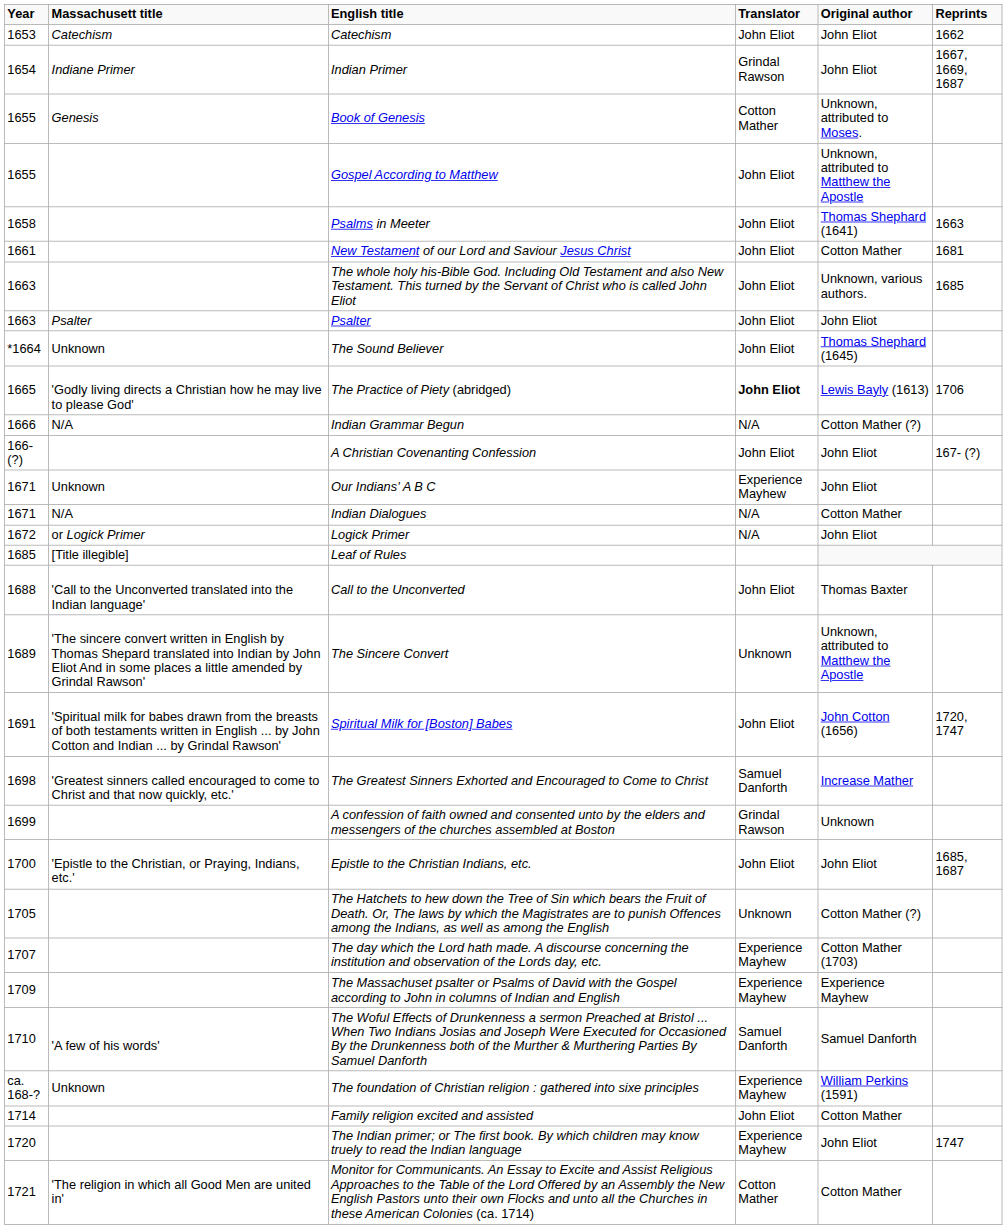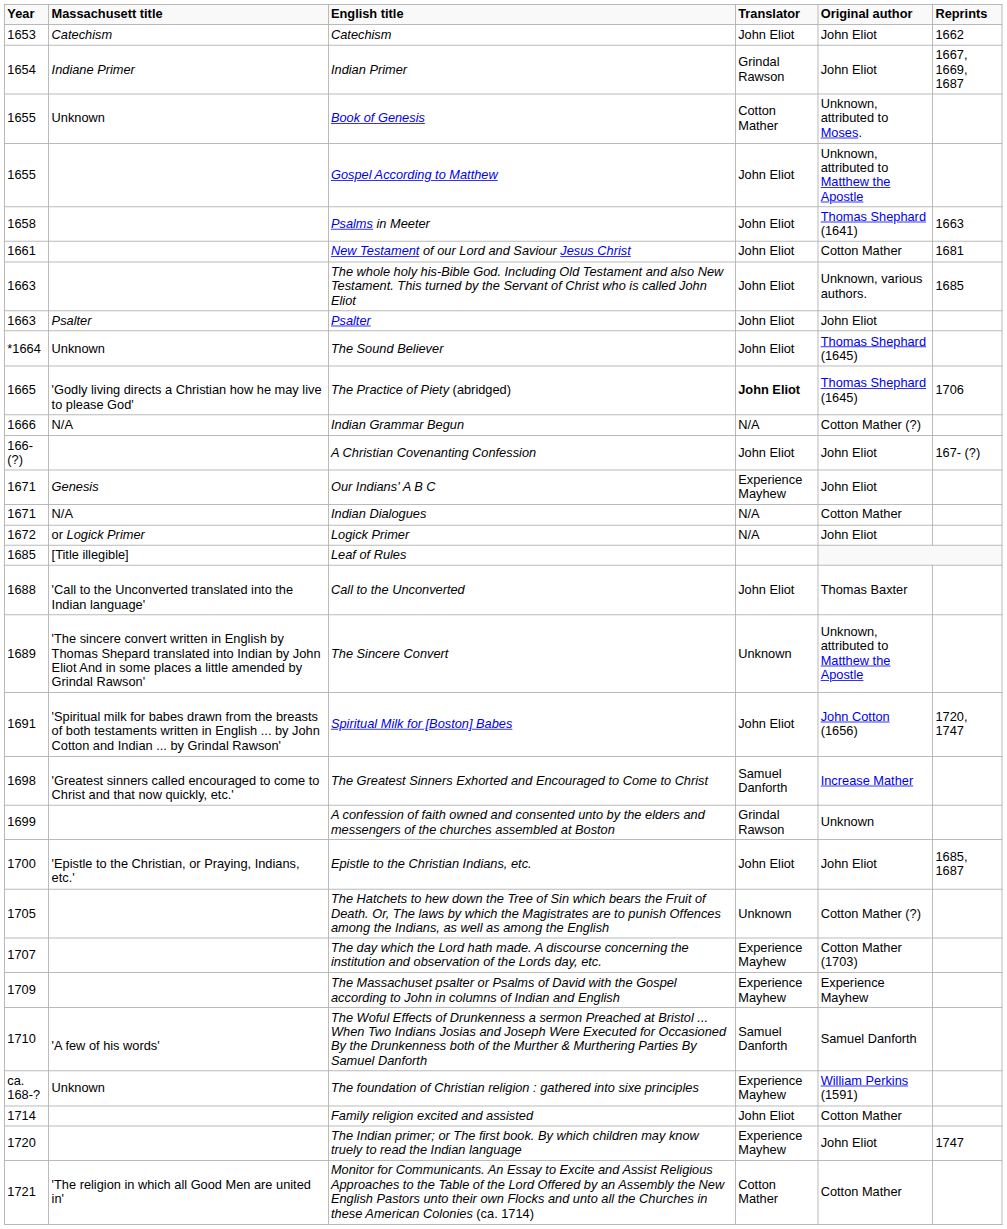(75, 118) Genesis -> (78, 118) Unknown
(875, 390) Lewis Bayly (1613) -> (873, 390) Thomas Shephard (1645)
(78, 487) Unknown -> (75, 487) Genesis
